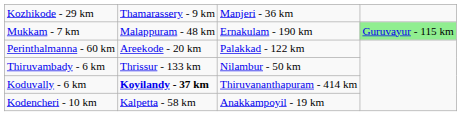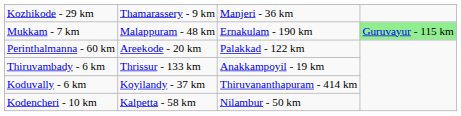(260, 66) Nilambur - 50 km -> (272, 66) Anakkampoyil - 19 km
(164, 84) bold -> (163, 84) normal
(272, 102) Anakkampoyil - 19 km -> (260, 102) Nilambur - 50 km
